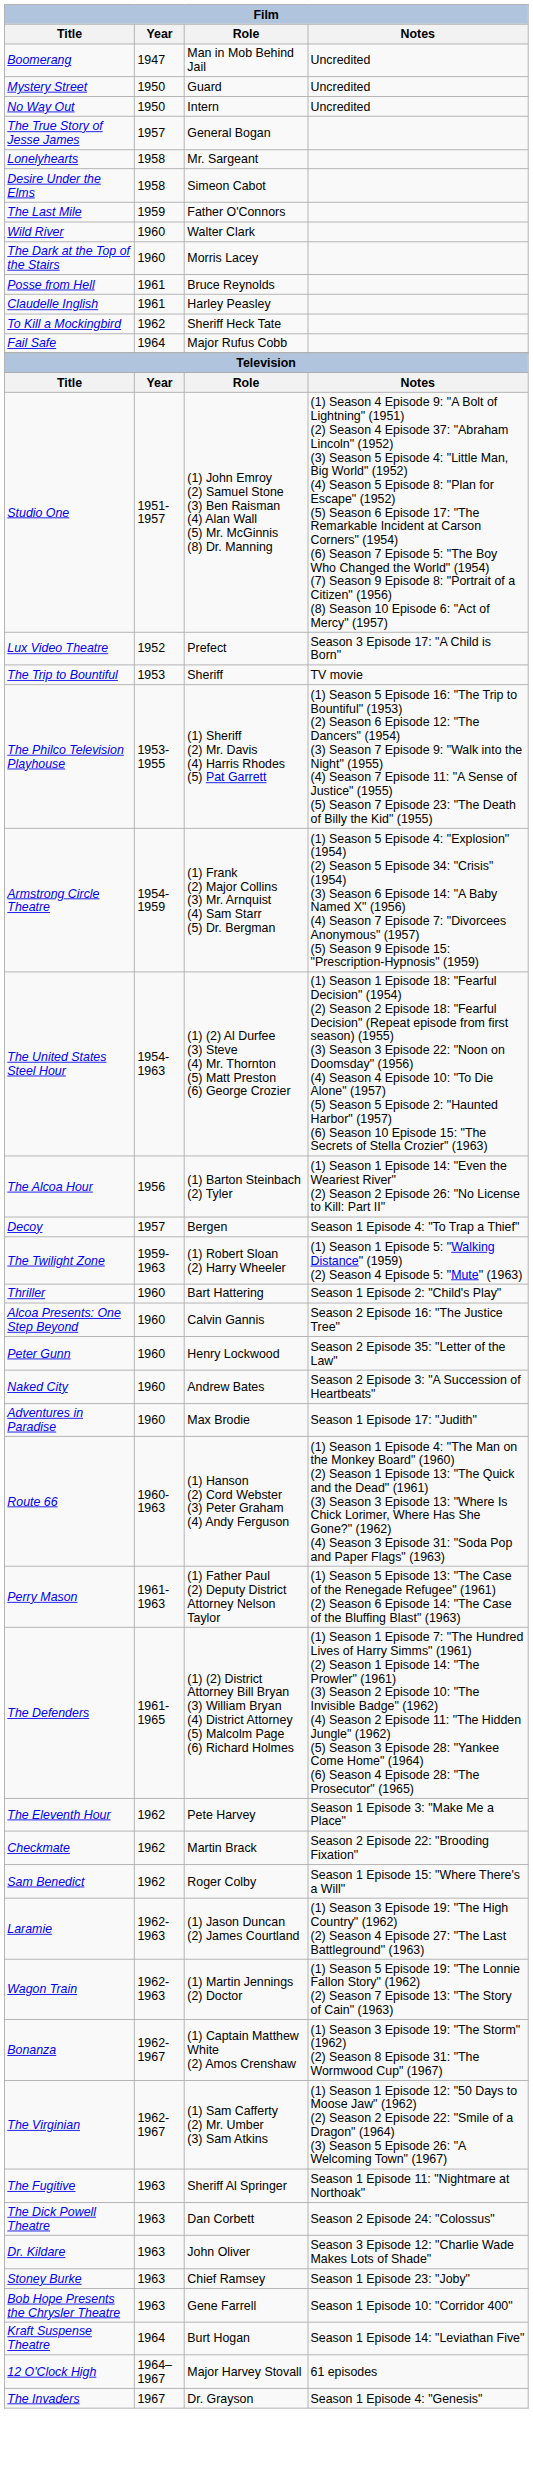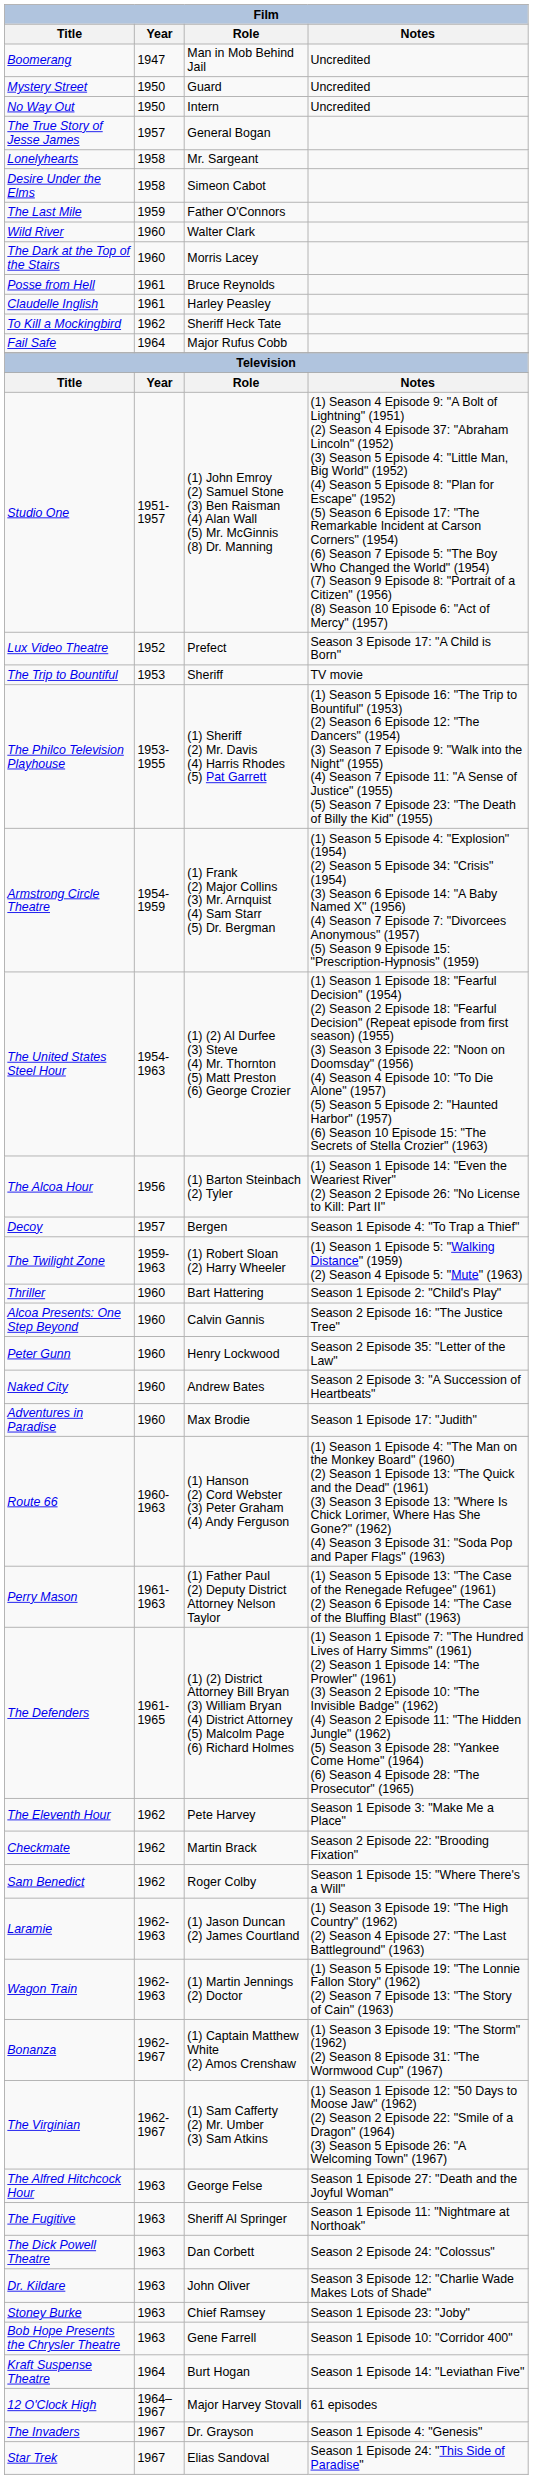+ row: (64, 2186)
+ row: (32, 2458)
